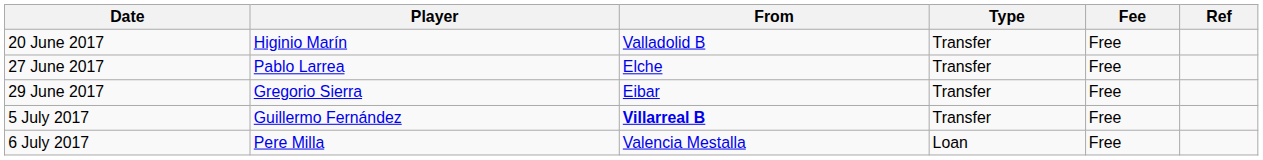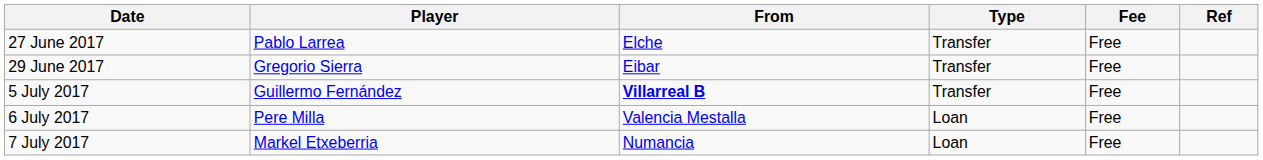- row: (56, 42)
+ row: (49, 142)
